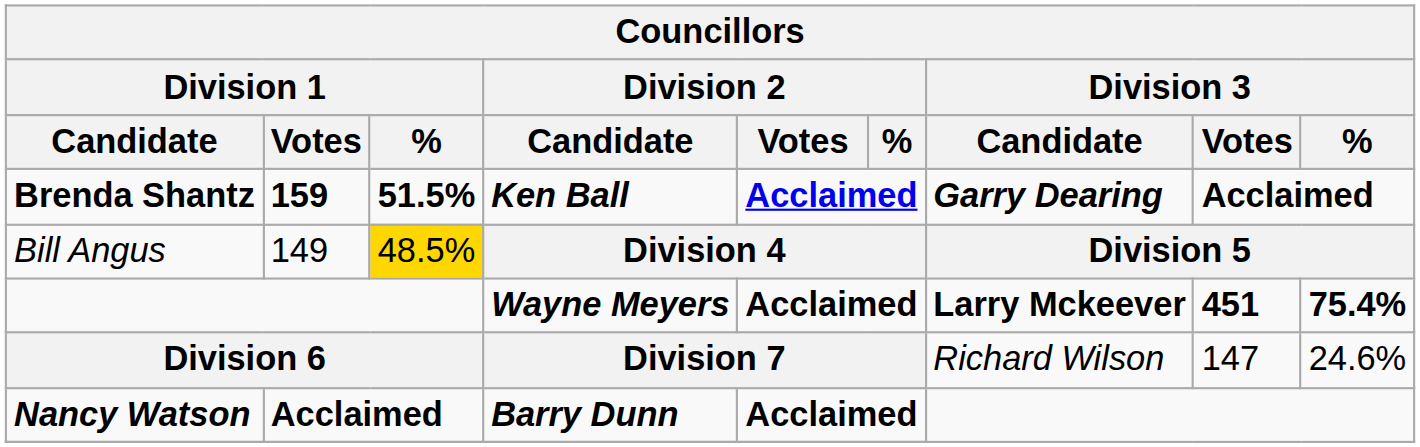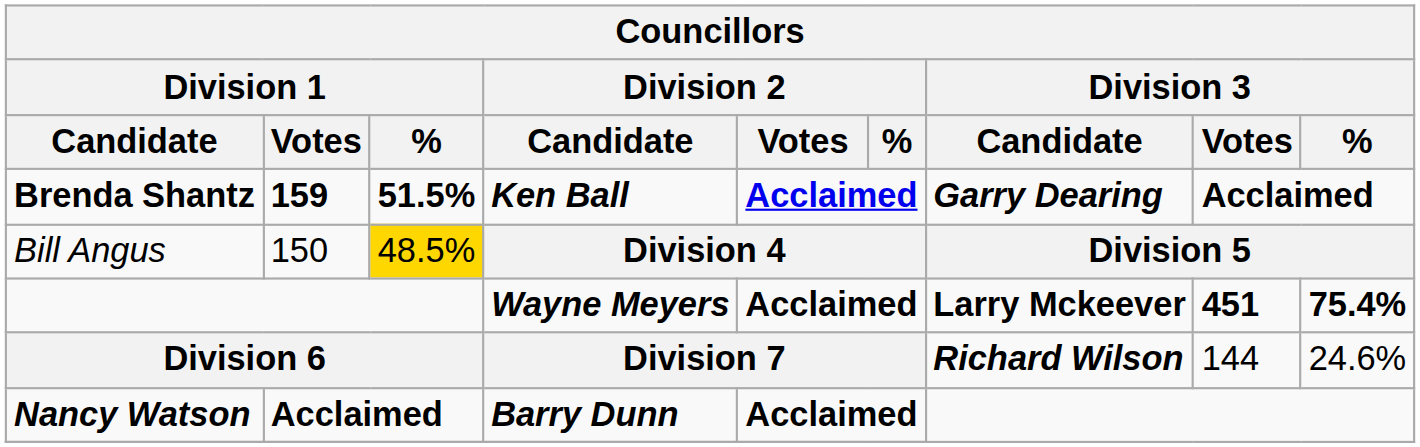(299, 250) 149 -> (299, 250) 150
(1049, 359) normal -> (1058, 359) bold
(1230, 359) 147 -> (1230, 359) 144
